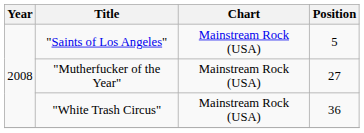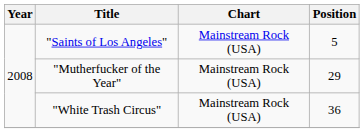(334, 75) 27 -> (334, 75) 29
